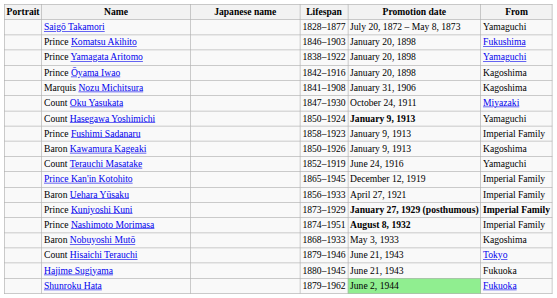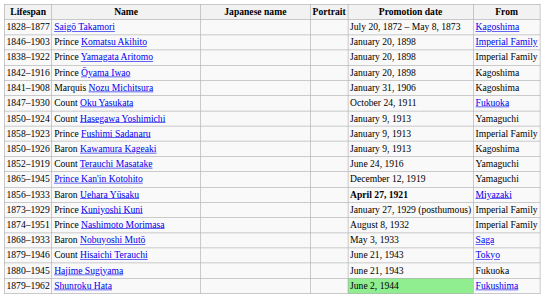columns swapped: (23, 12) <-> (324, 12)
(505, 27) Yamaguchi -> (497, 27) Kagoshima
(504, 42) Fukushima -> (507, 42) Imperial Family
(505, 57) Yamaguchi -> (507, 57) Imperial Family
(501, 103) Miyazaki -> (492, 103) Fukuoka
(383, 118) bold -> (381, 118) normal
(514, 179) Imperial Family -> (497, 179) Yamaguchi
(378, 194) normal -> (379, 194) bold
(514, 194) Imperial Family -> (494, 194) Miyazaki
(414, 210) bold -> (411, 210) normal
(517, 210) bold -> (507, 210) normal
(380, 225) bold -> (380, 225) normal
(505, 240) Kagoshima -> (485, 240) Saga
(500, 286) Fukuoka -> (497, 286) Fukushima
